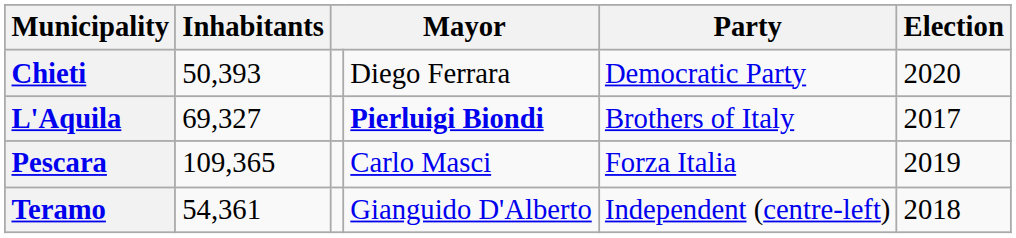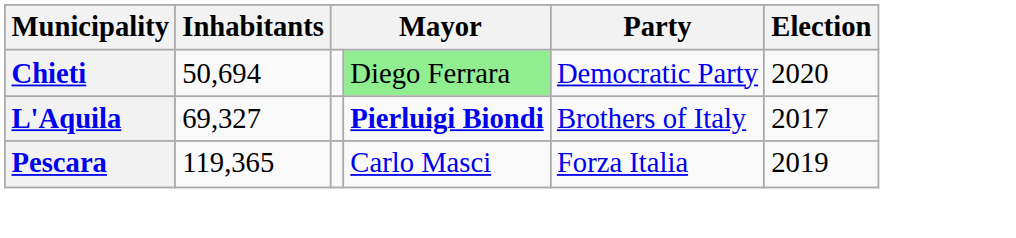(222, 72) 50,393 -> (222, 72) 50,694
(430, 72) no background -> (430, 72) lightgreen background
(229, 163) 109,365 -> (228, 163) 119,365
- row: (59, 208)
